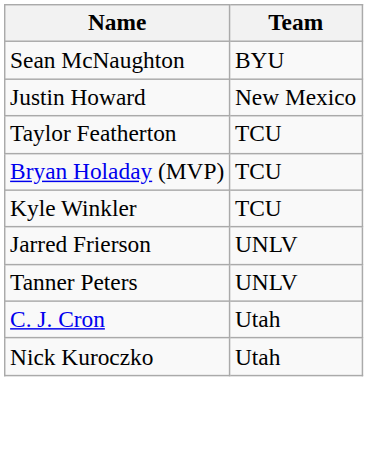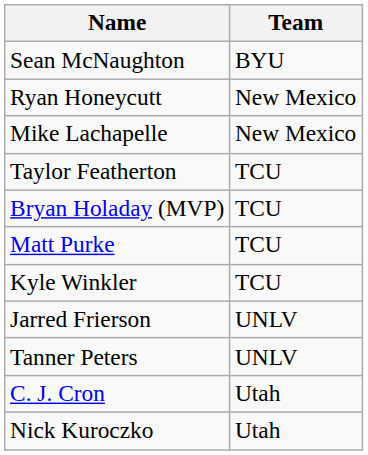- row: (78, 97)
+ row: (86, 97)
+ row: (89, 134)
+ row: (62, 245)
